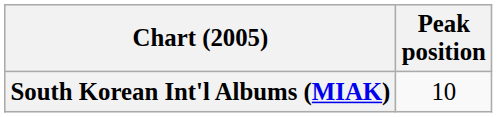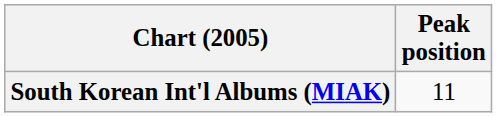(444, 91) 10 -> (444, 91) 11
